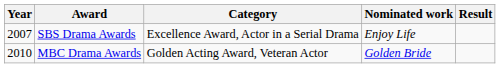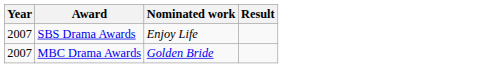- column: (253, 14)
(20, 53) 2010 -> (20, 53) 2007
